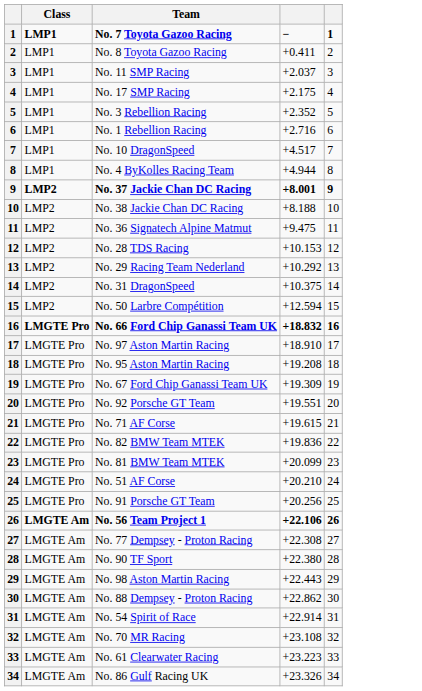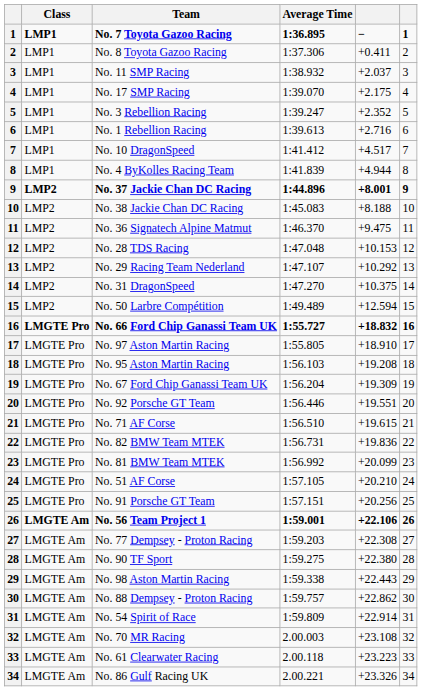+ column: (317, 14)
